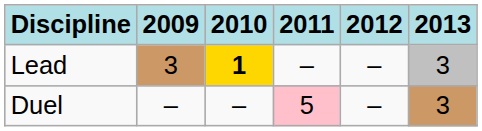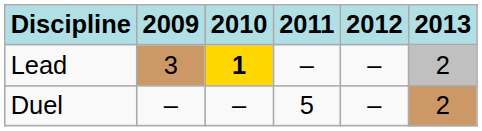(443, 65) 3 -> (443, 65) 2
(307, 105) pink background -> (307, 105) no background
(443, 105) 3 -> (443, 105) 2
